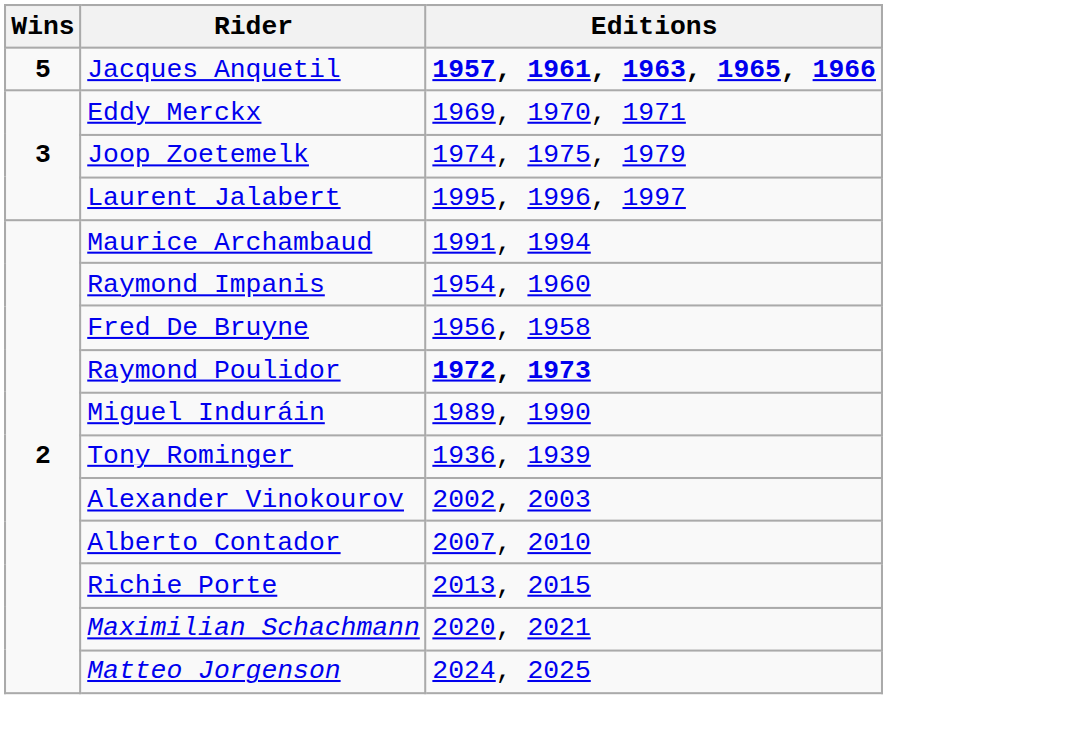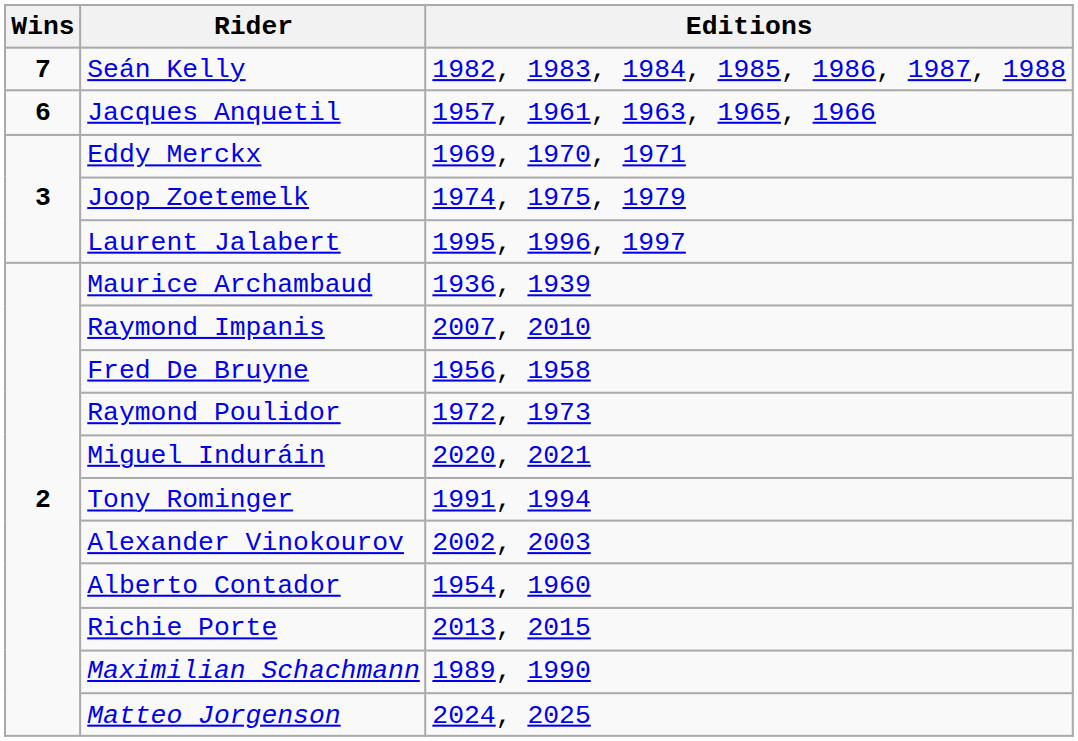+ row: (166, 70)
(43, 70) 5 -> (43, 113) 6
(654, 70) bold -> (654, 113) normal
(512, 242) 1991, 1994 -> (512, 285) 1936, 1939
(512, 285) 1954, 1960 -> (512, 328) 2007, 2010
(512, 371) bold -> (512, 414) normal
(512, 414) 1989, 1990 -> (512, 457) 2020, 2021
(512, 457) 1936, 1939 -> (512, 500) 1991, 1994
(512, 543) 2007, 2010 -> (512, 586) 1954, 1960
(512, 629) 2020, 2021 -> (512, 672) 1989, 1990
